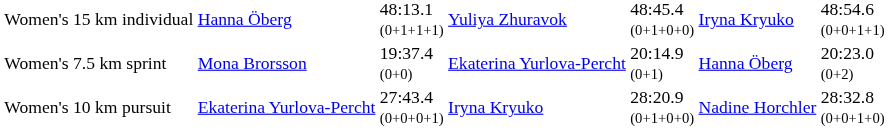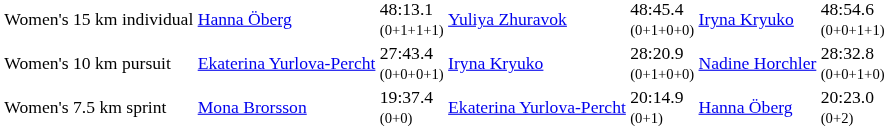rows swapped: (85, 63) <-> (88, 107)
